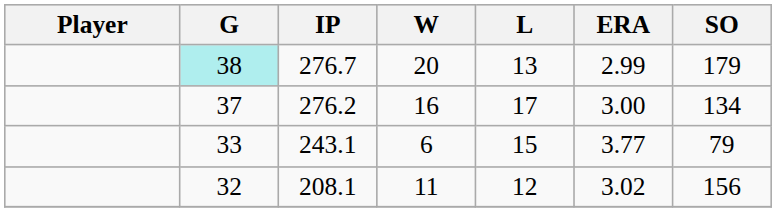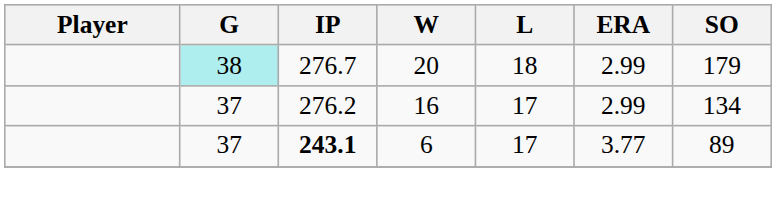(525, 65) 13 -> (525, 65) 18
(623, 105) 3.00 -> (623, 105) 2.99
(229, 145) 33 -> (229, 145) 37
(328, 145) normal -> (328, 145) bold
(525, 145) 15 -> (525, 145) 17
(722, 145) 79 -> (722, 145) 89
- row: (426, 186)
